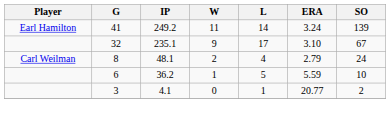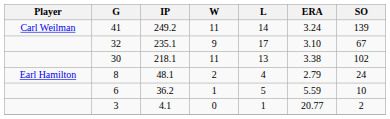(48, 28) Earl Hamilton -> (48, 28) Carl Weilman
+ row: (116, 59)
(48, 59) Carl Weilman -> (48, 75) Earl Hamilton
